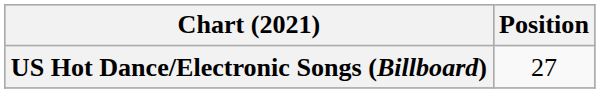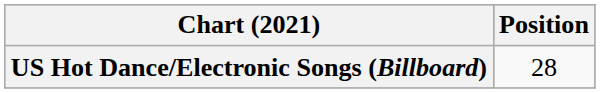(544, 66) 27 -> (544, 66) 28
